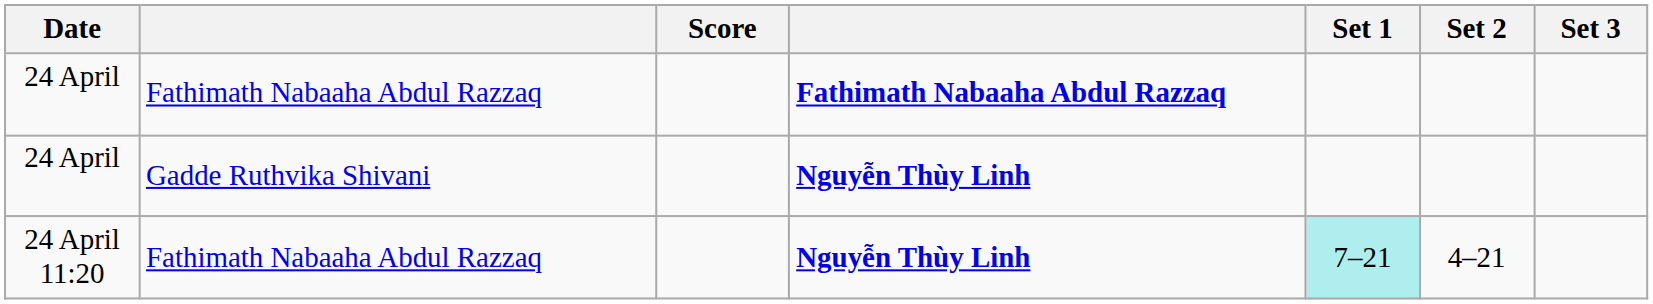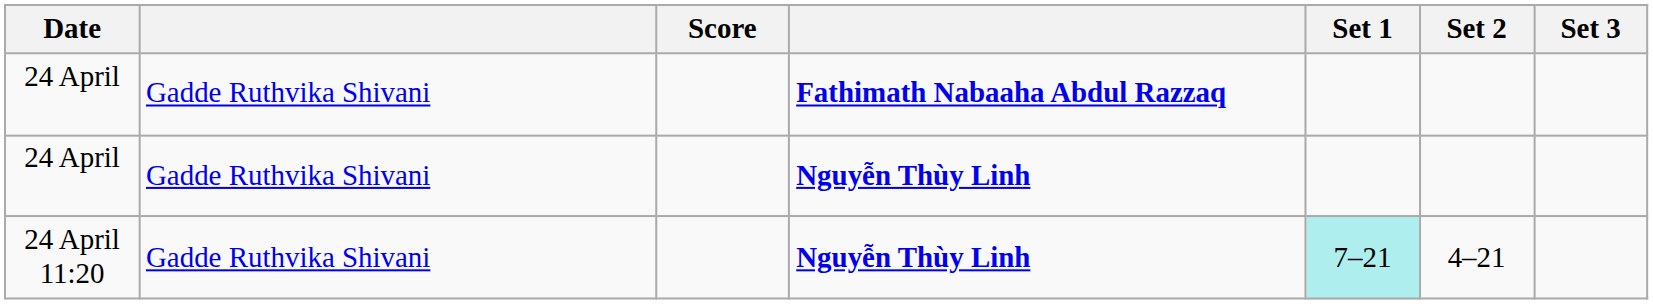(344, 93) Fathimath Nabaaha Abdul Razzaq -> (288, 93) Gadde Ruthvika Shivani
(344, 257) Fathimath Nabaaha Abdul Razzaq -> (288, 257) Gadde Ruthvika Shivani
